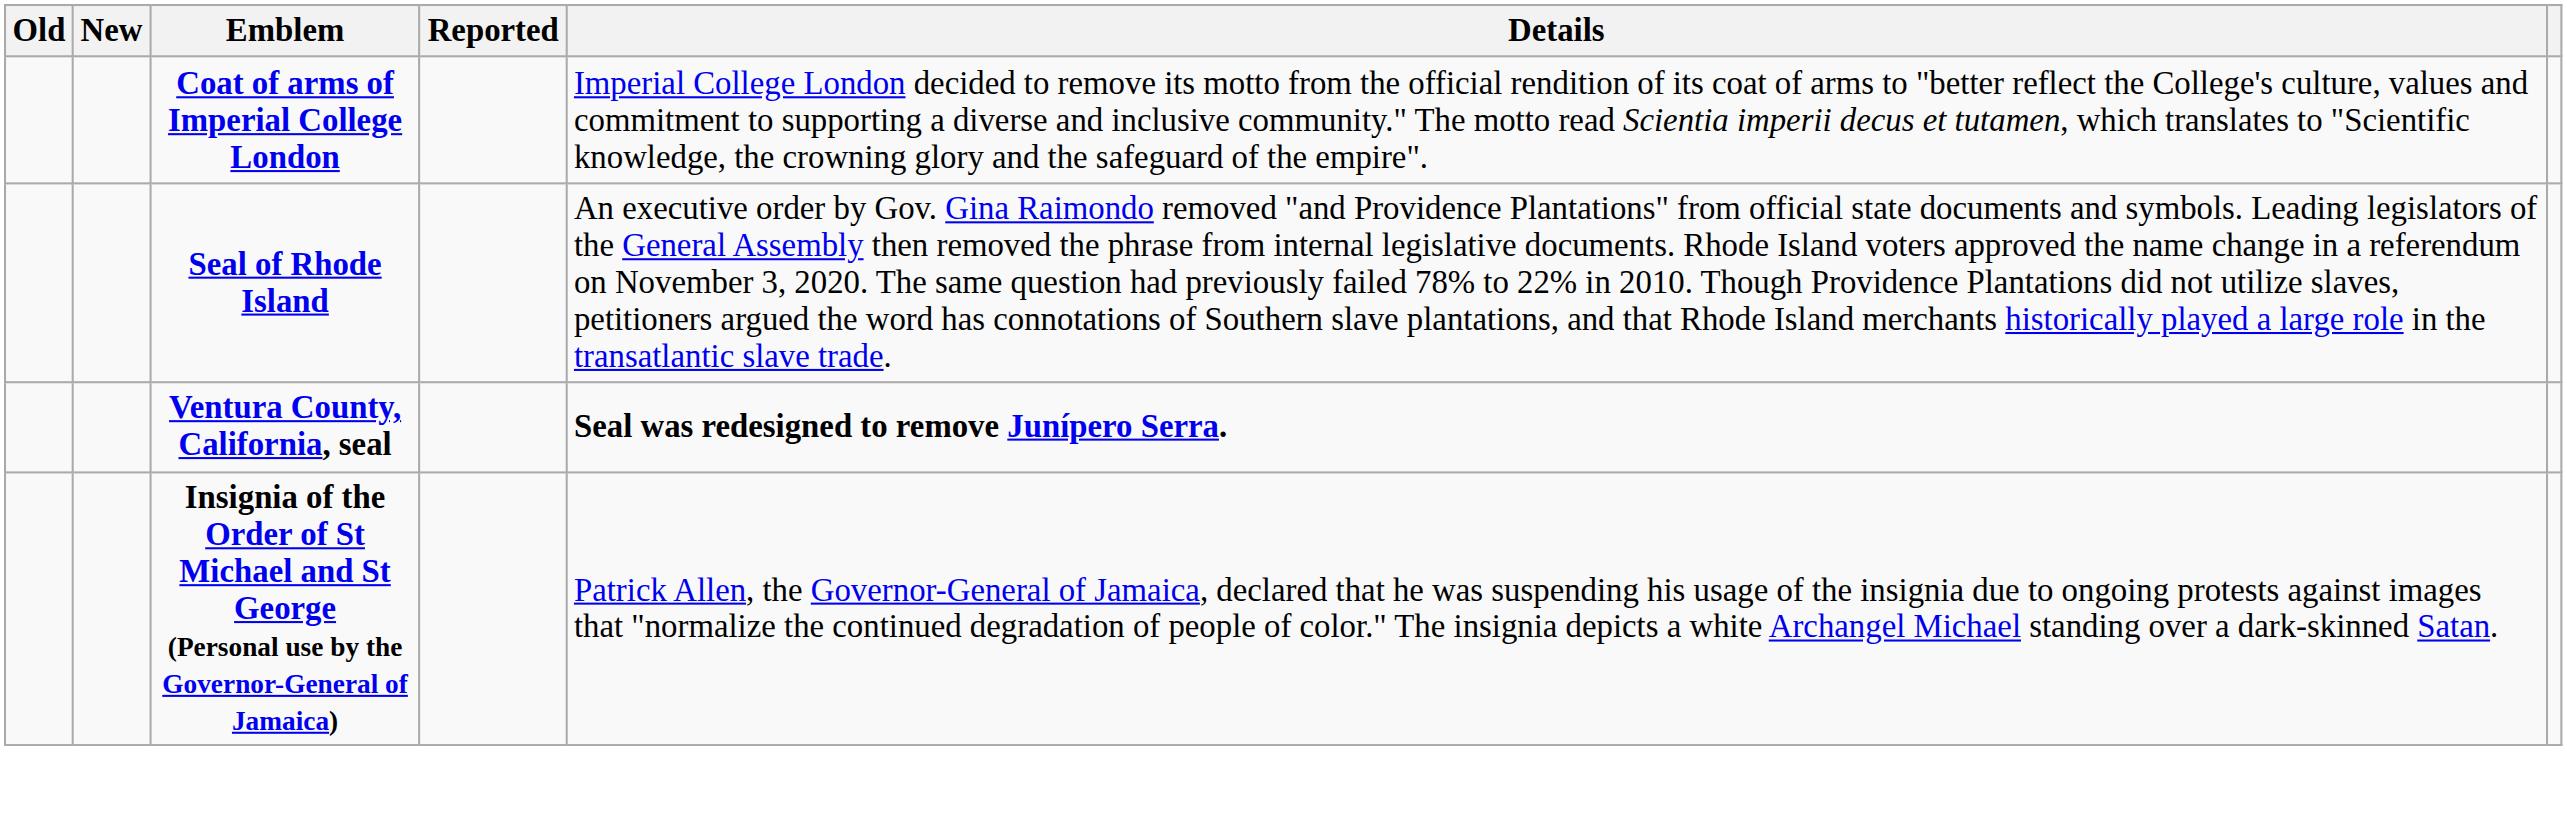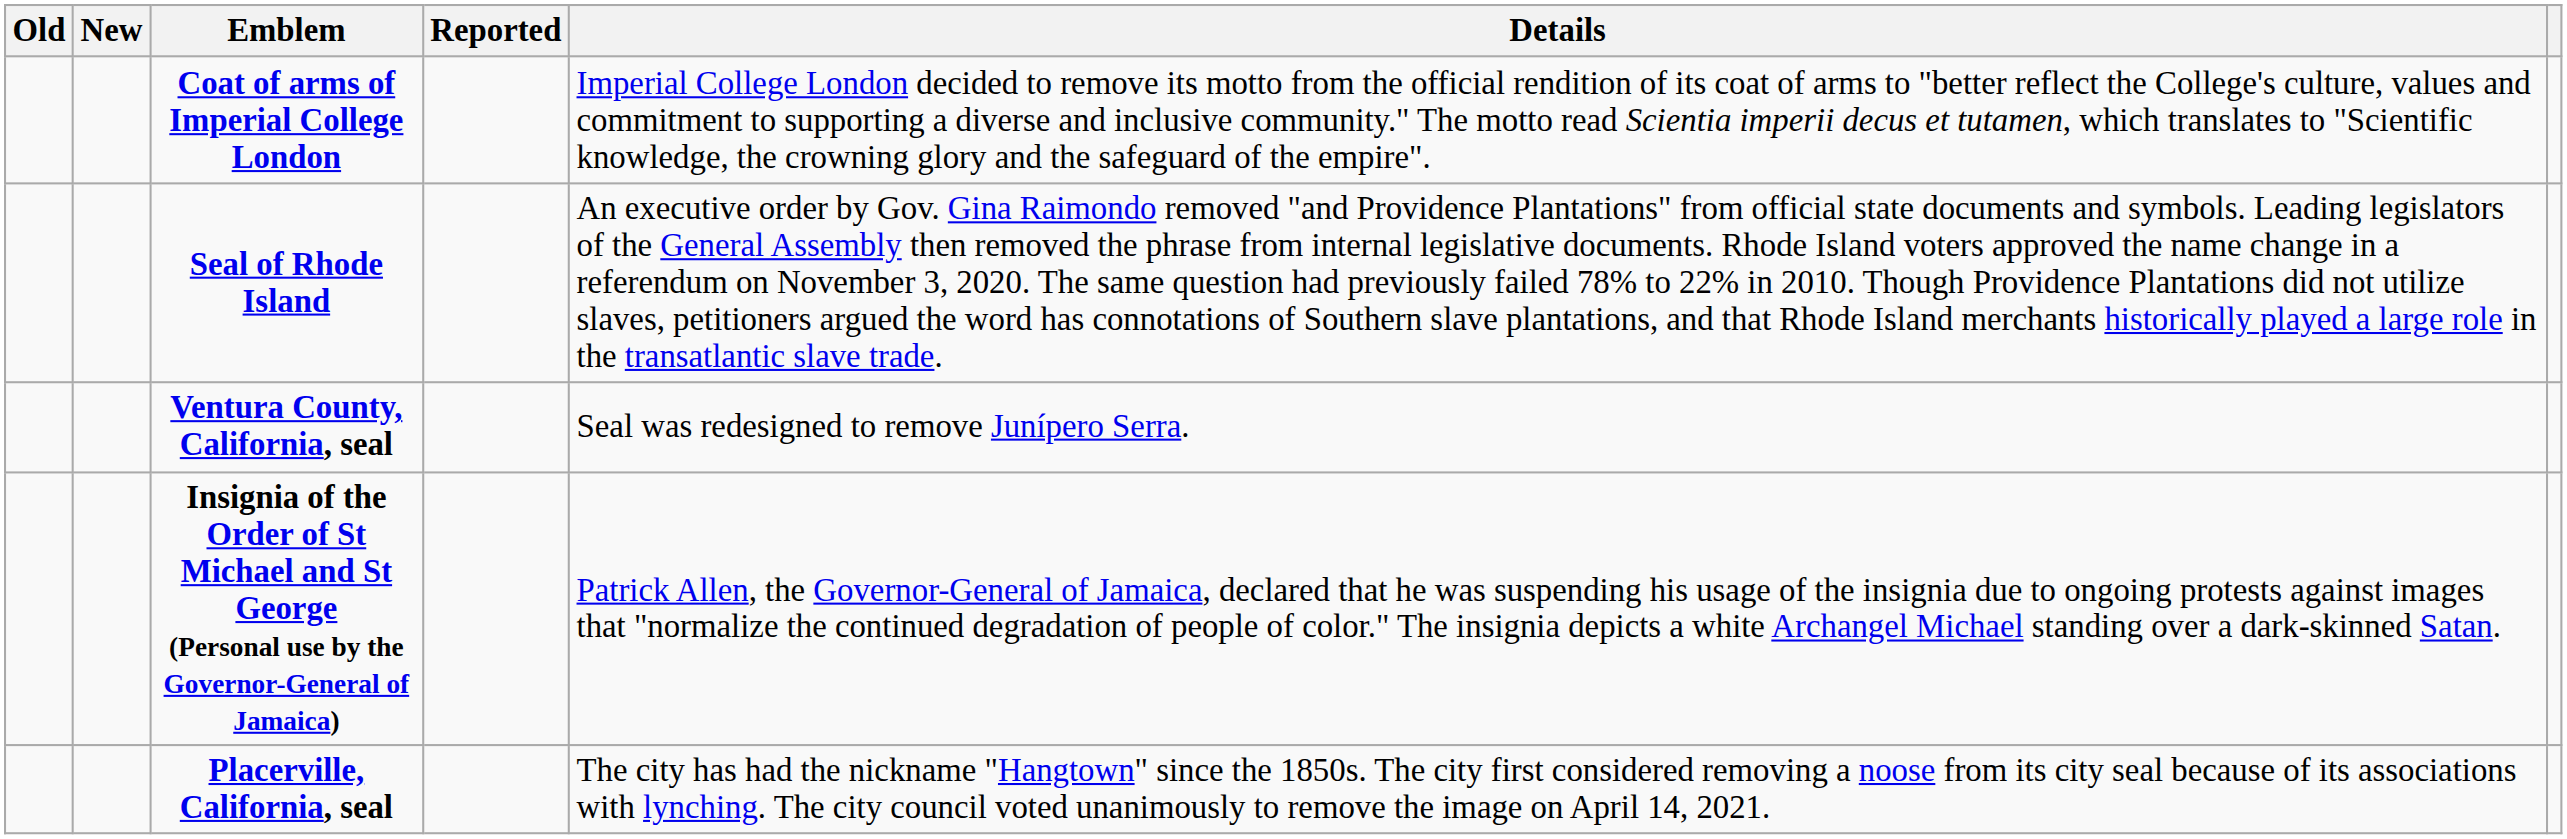(901, 426) bold -> (883, 426) normal
+ row: (286, 788)
